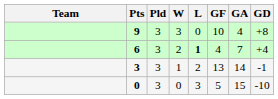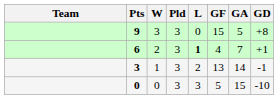columns swapped: (158, 13) <-> (178, 13)
(218, 31) 10 -> (218, 31) 15
(240, 31) 4 -> (240, 31) 5
(262, 49) +4 -> (262, 49) +1
